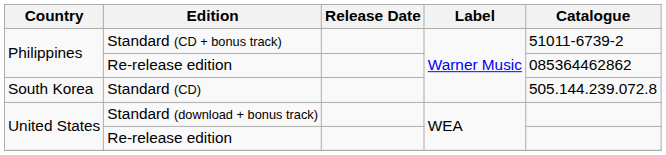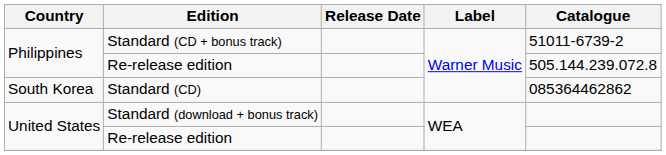(580, 65) 085364462862 -> (593, 65) 505.144.239.072.8
(593, 89) 505.144.239.072.8 -> (580, 89) 085364462862
